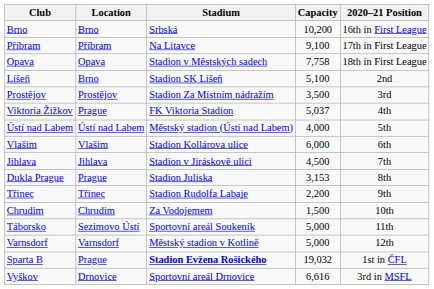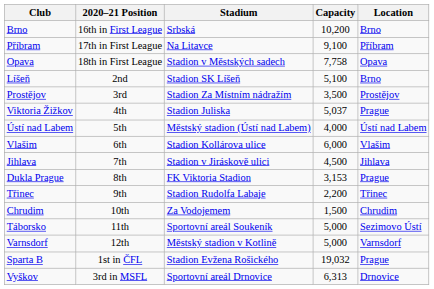columns swapped: (111, 12) <-> (384, 12)
(191, 111) FK Viktoria Stadion -> (198, 111) Stadion Juliska
(181, 177) Stadion Juliska -> (209, 177) FK Viktoria Stadion
(208, 260) bold -> (223, 260) normal
(318, 276) 6,616 -> (335, 276) 6,313
